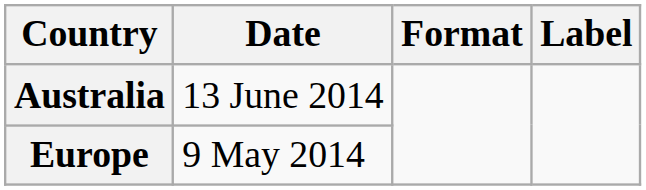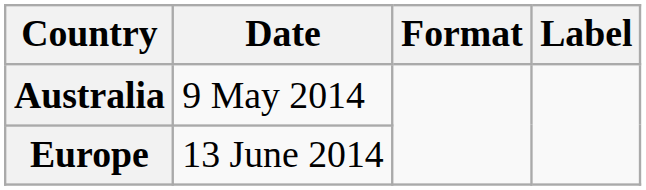(283, 94) 13 June 2014 -> (274, 94) 9 May 2014
(274, 154) 9 May 2014 -> (283, 154) 13 June 2014
